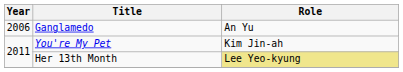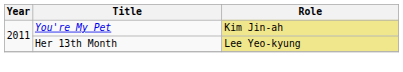- row: (64, 28)
(254, 44) no background -> (254, 28) khaki background
